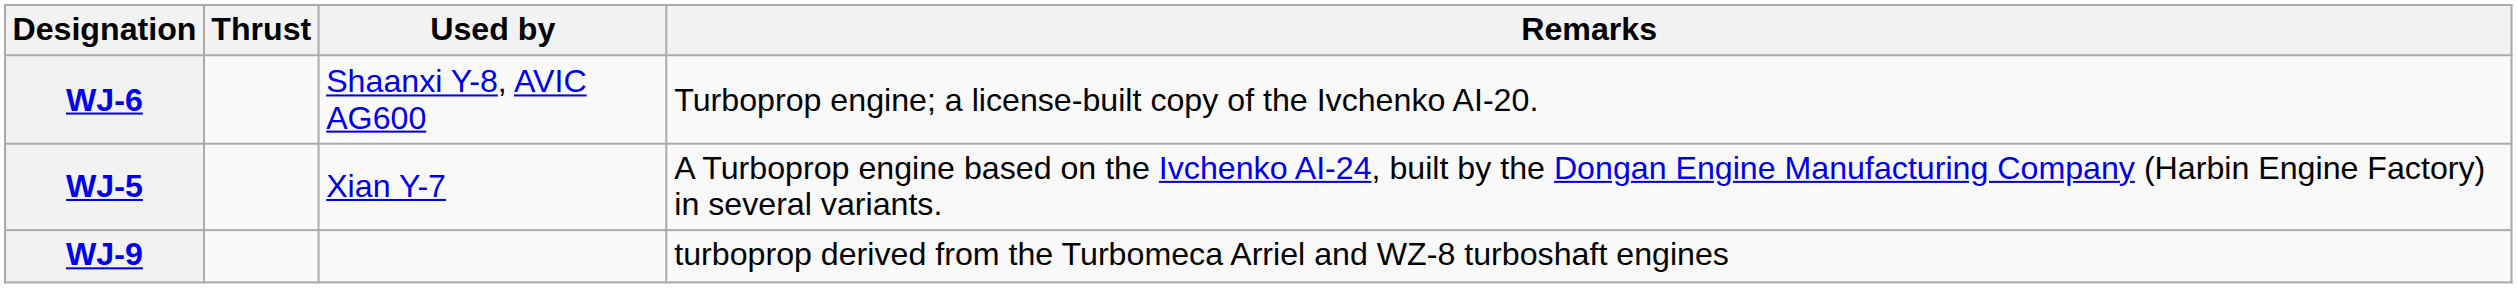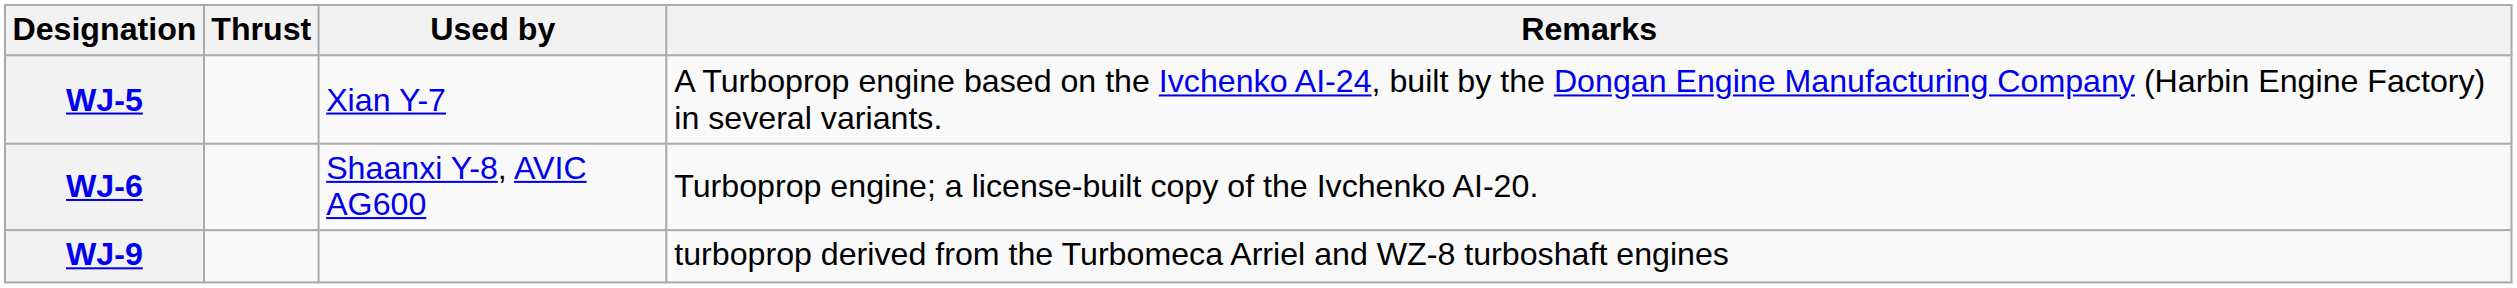rows swapped: (104, 186) <-> (104, 99)
